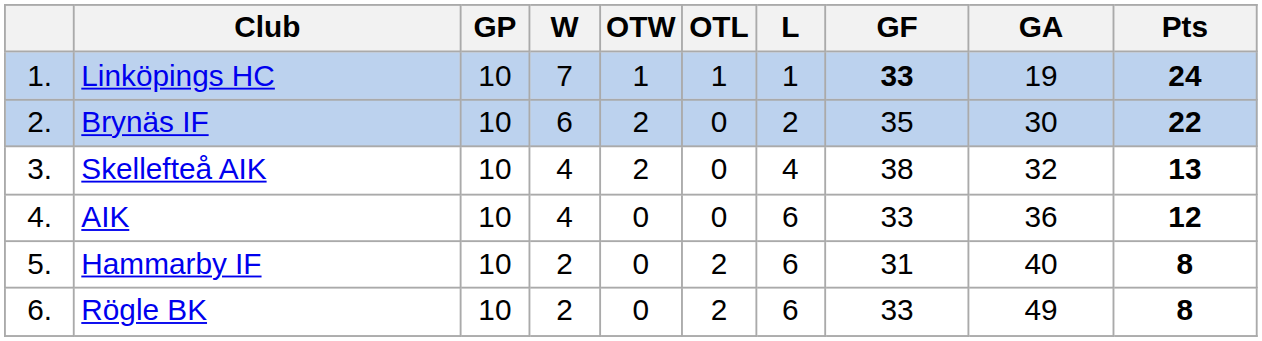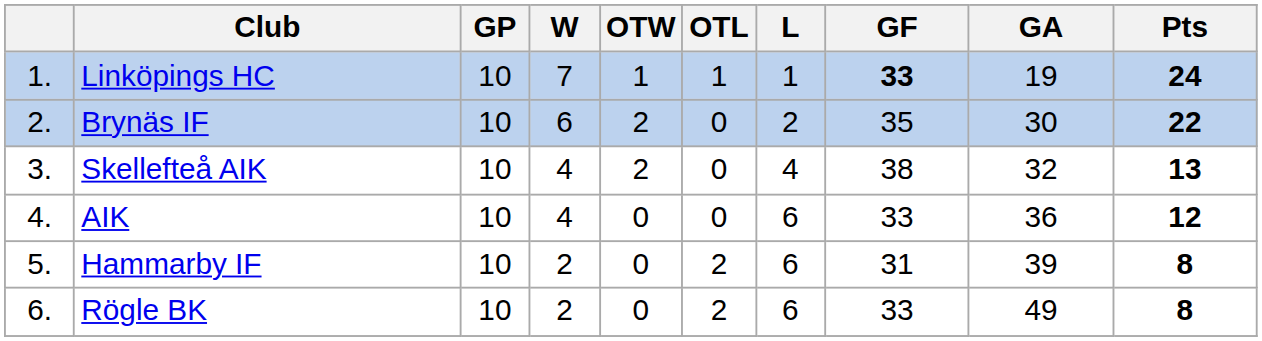(1041, 264) 40 -> (1041, 264) 39
